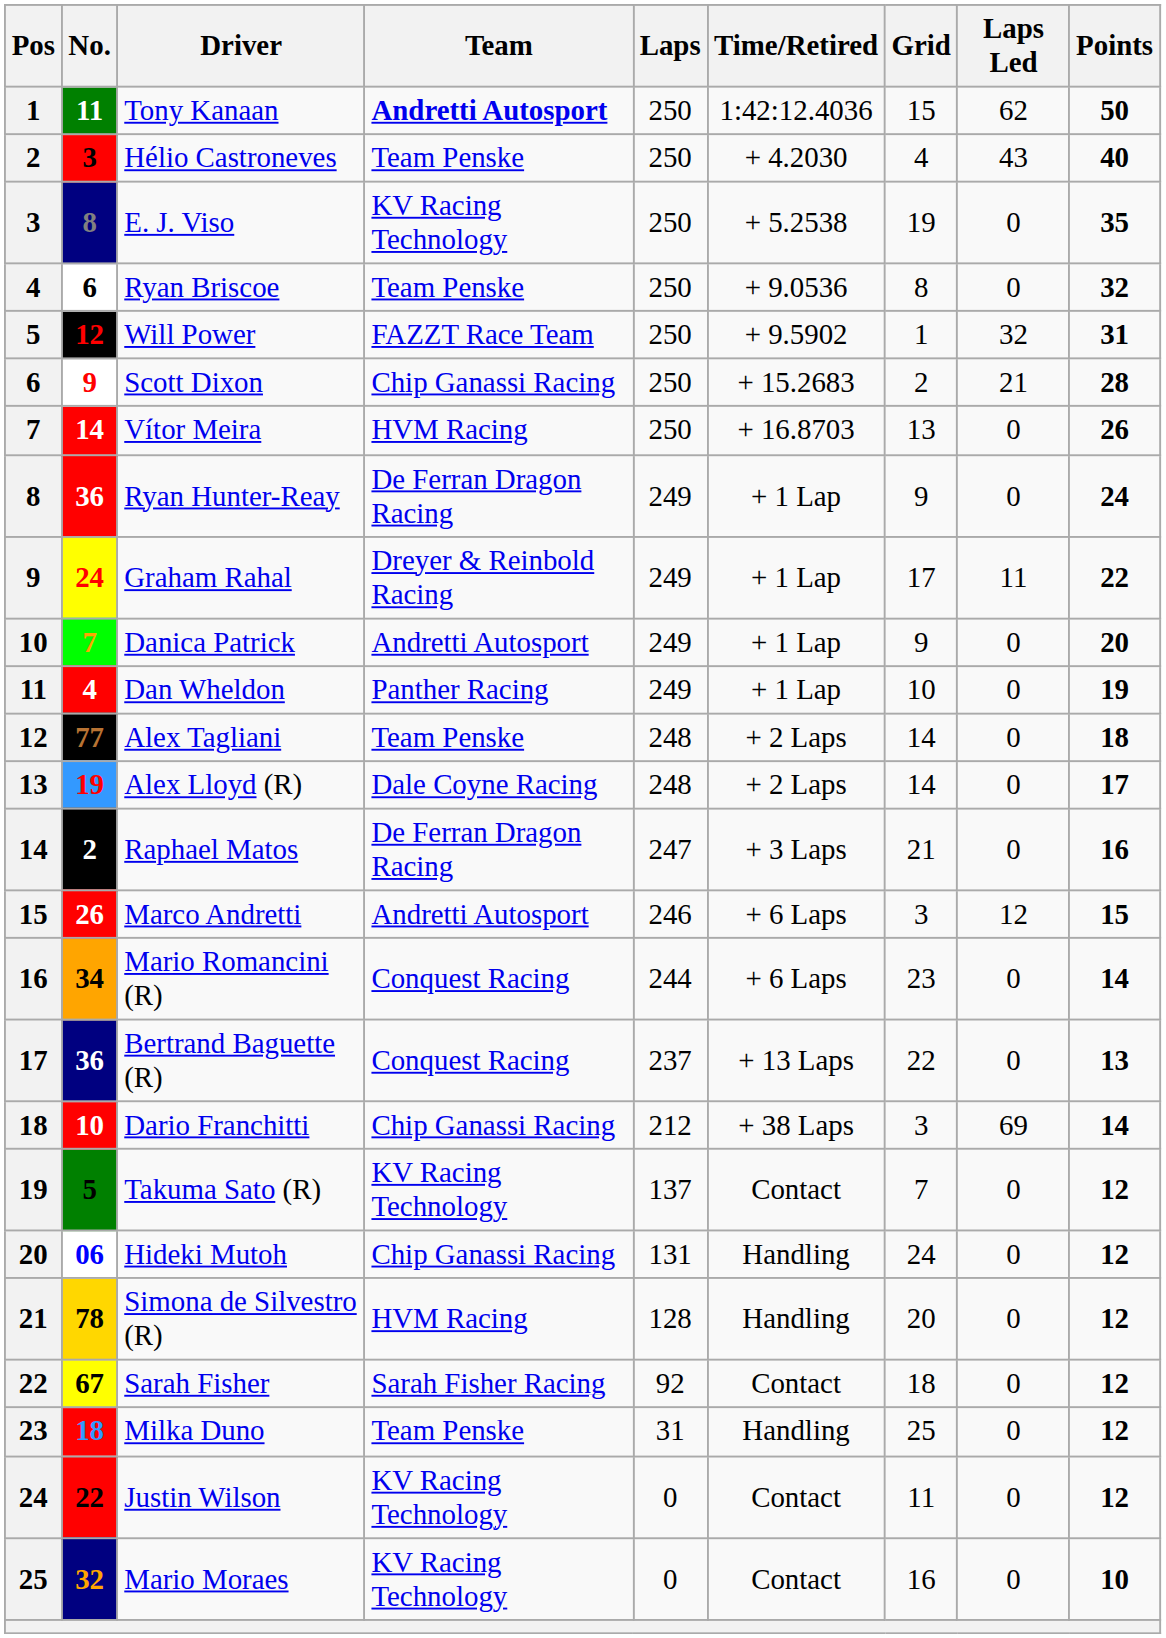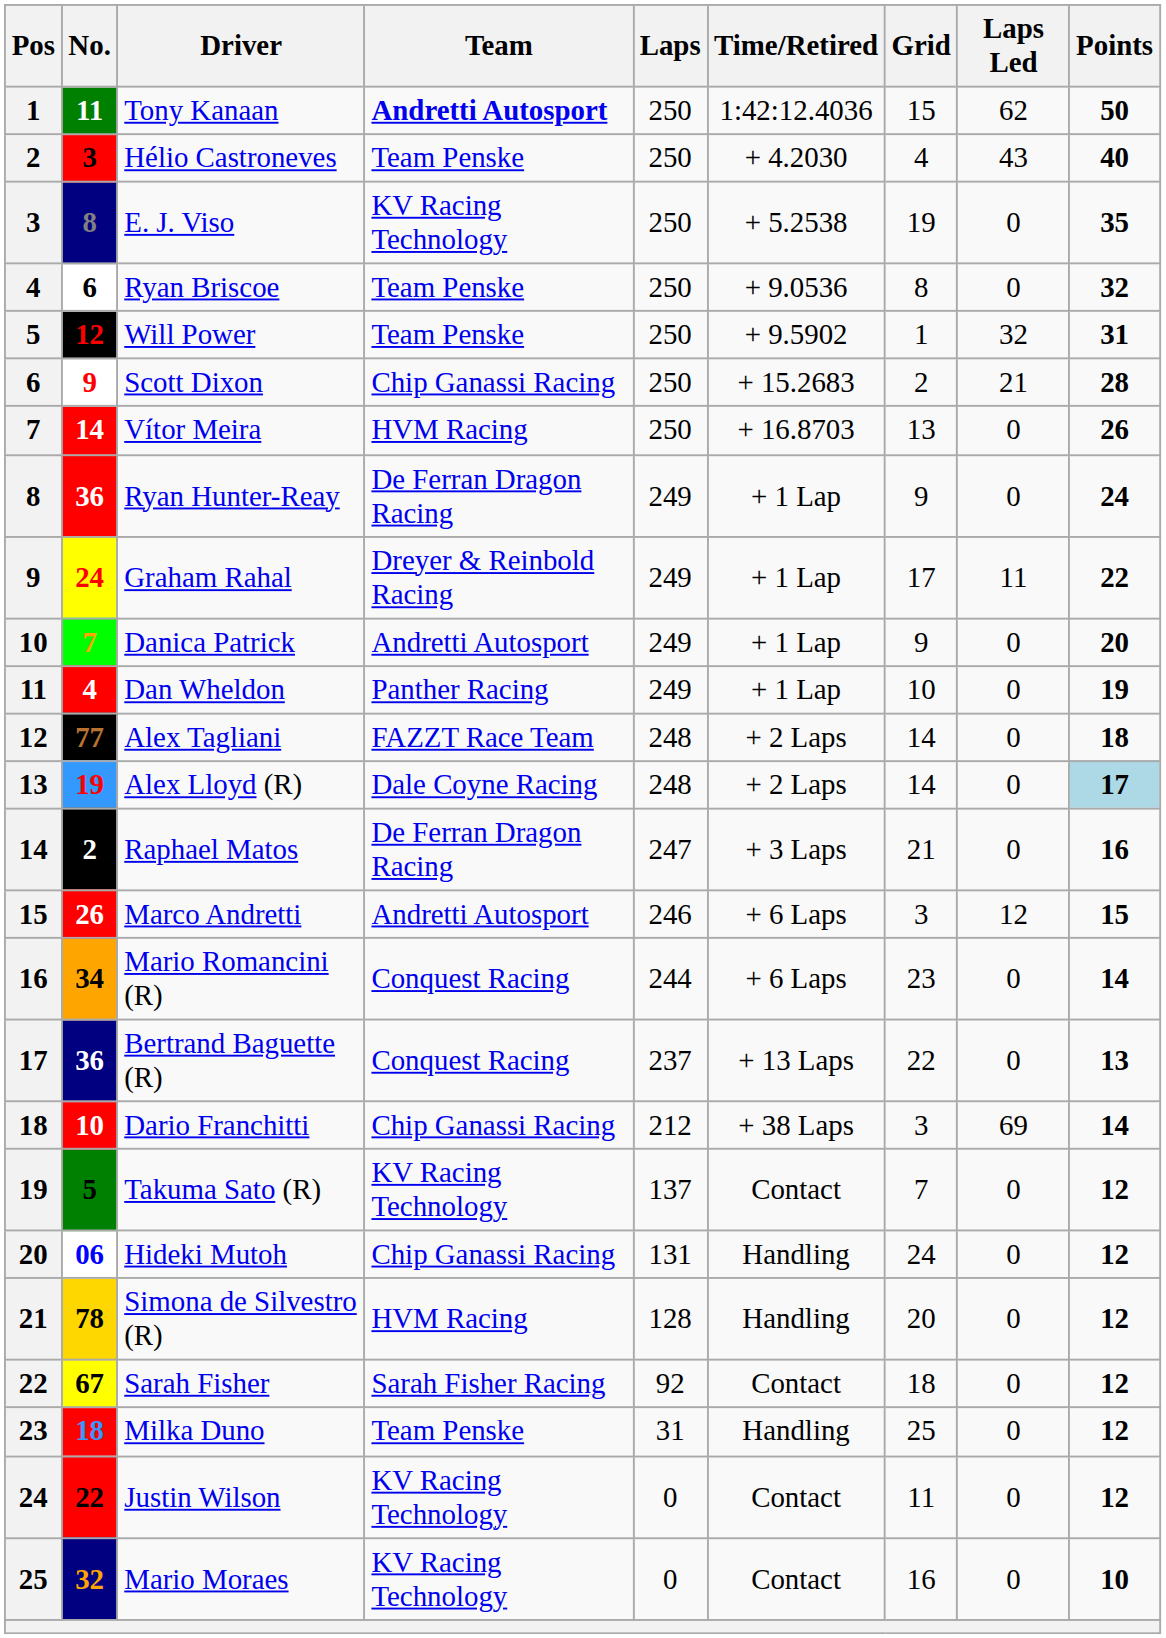(483, 334) FAZZT Race Team -> (448, 334) Team Penske
(448, 736) Team Penske -> (483, 736) FAZZT Race Team
(1115, 784) no background -> (1115, 784) lightblue background
